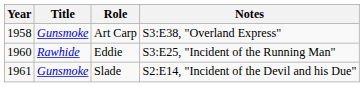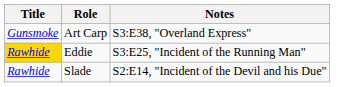- column: (19, 14)
(58, 52) no background -> (28, 52) gold background
(63, 71) Gunsmoke -> (28, 71) Rawhide
